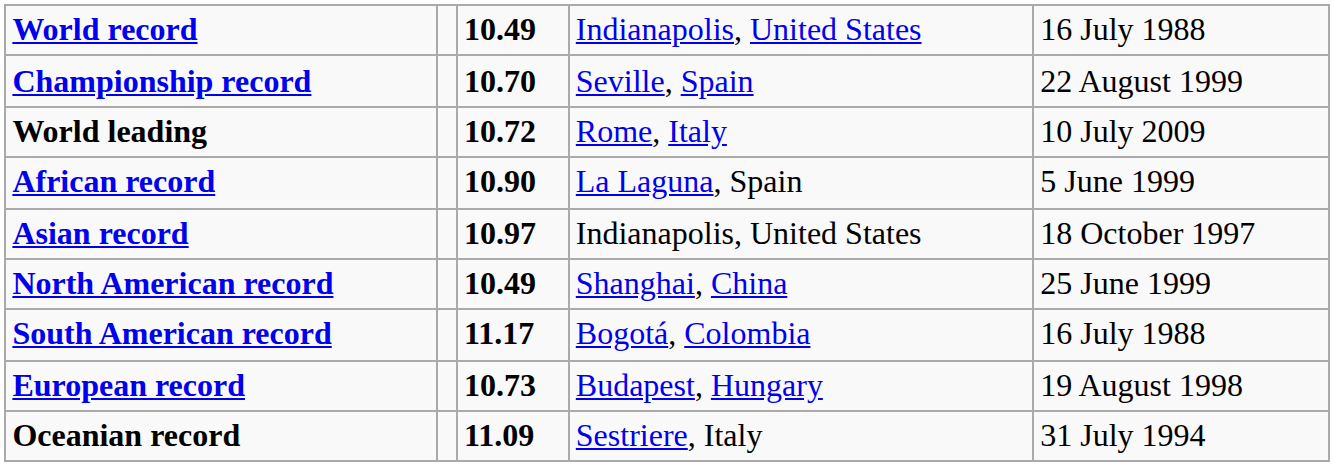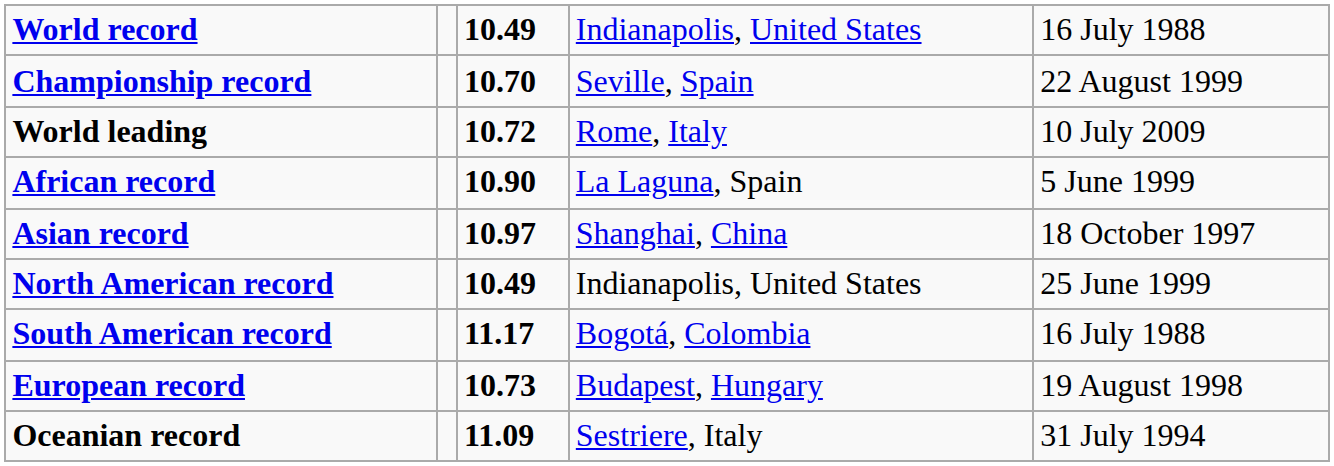(749, 232) Indianapolis, United States -> (682, 232) Shanghai, China
(682, 283) Shanghai, China -> (749, 283) Indianapolis, United States
